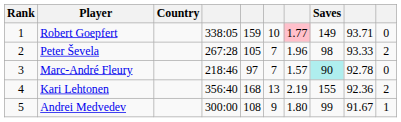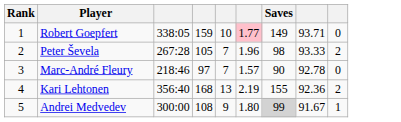- column: (178, 13)
(327, 70) paleturquoise background -> (279, 70) no background
(327, 107) no background -> (279, 107) lightgrey background
